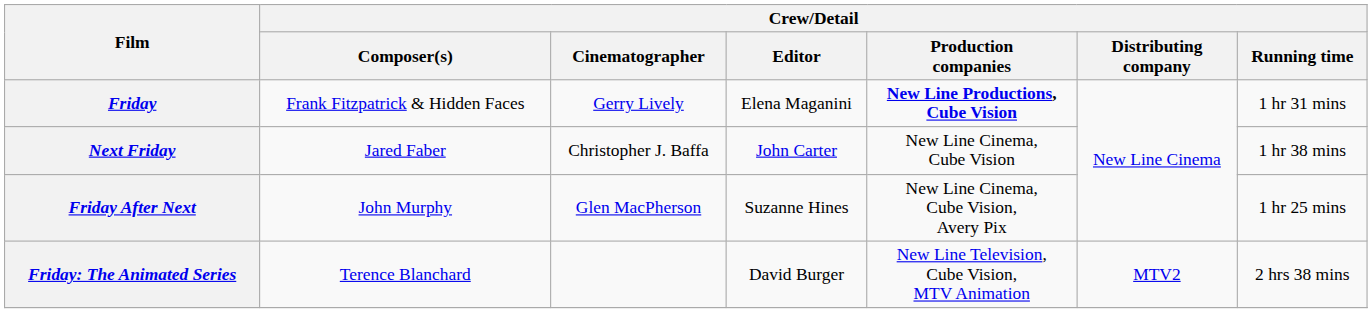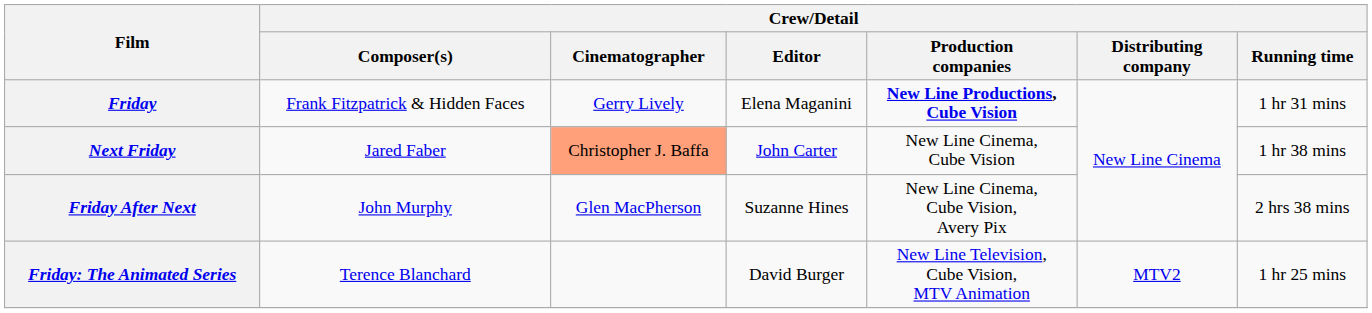(639, 150) no background -> (639, 150) lightsalmon background
(1302, 207) 1 hr 25 mins -> (1302, 207) 2 hrs 38 mins
(1302, 274) 2 hrs 38 mins -> (1302, 274) 1 hr 25 mins
